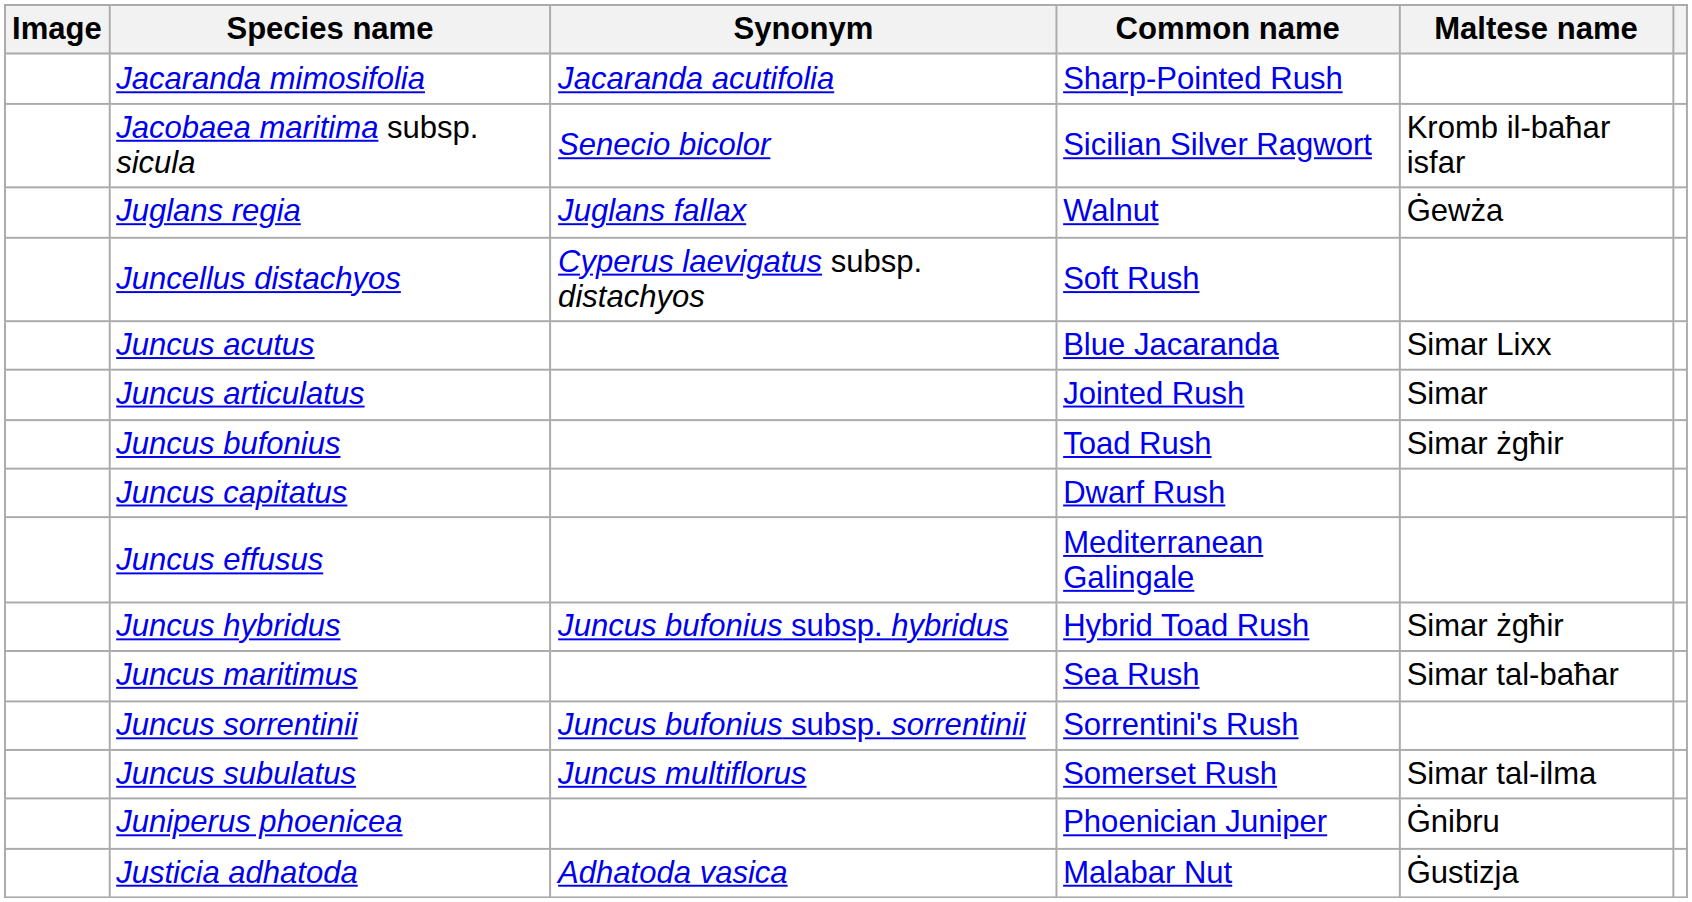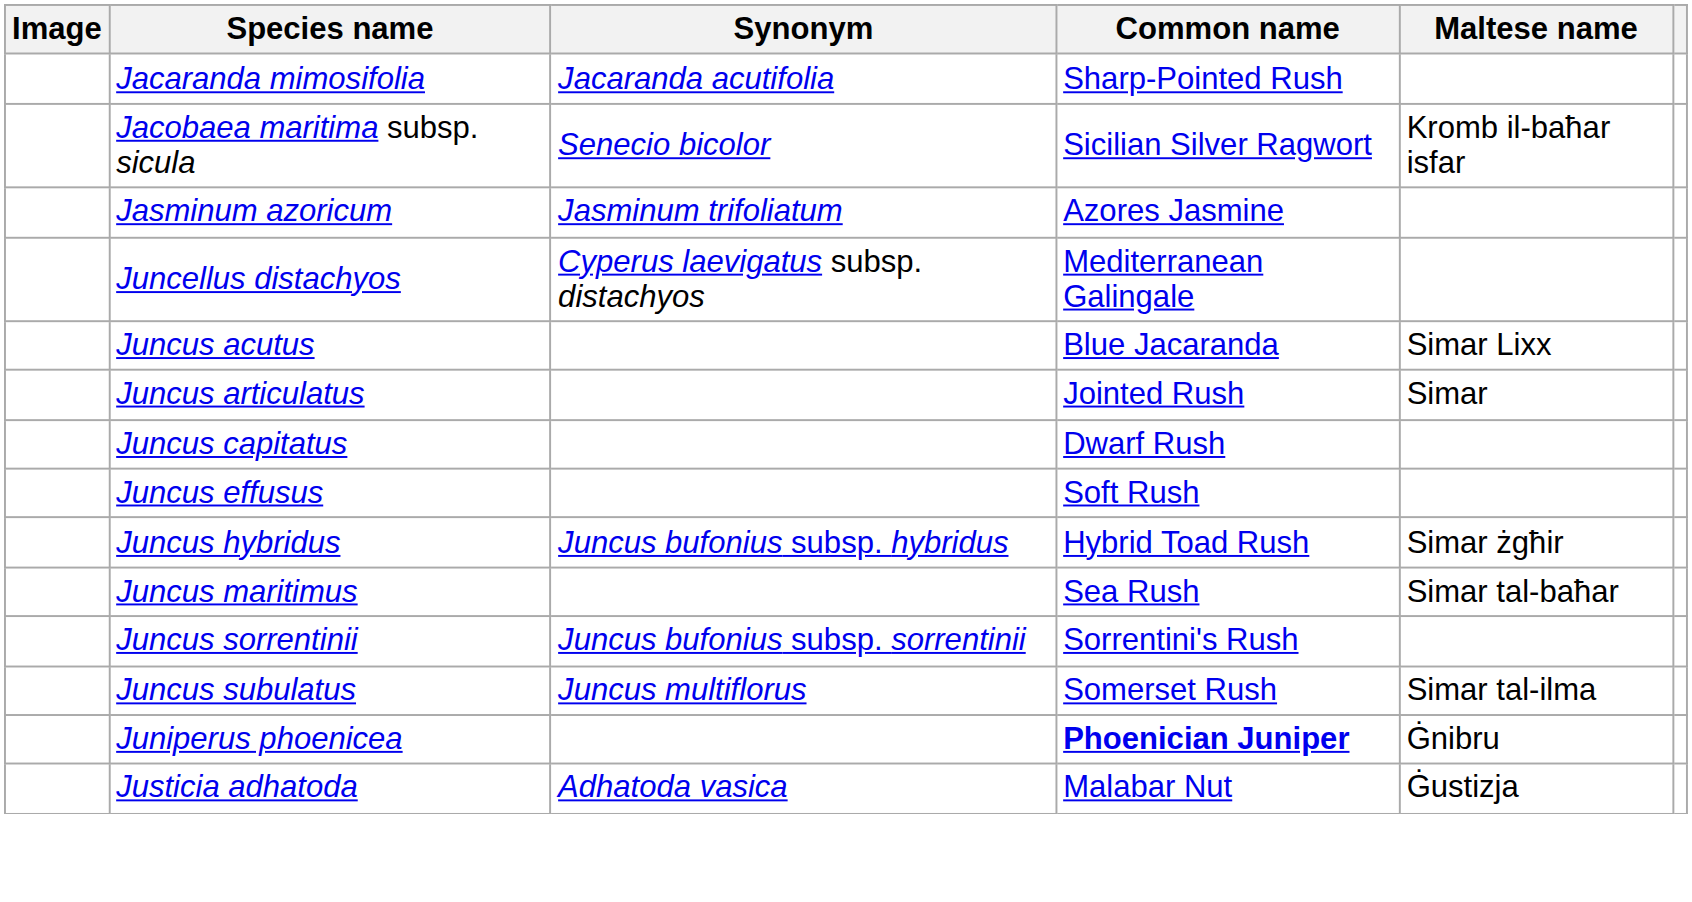+ row: (254, 211)
- row: (208, 211)
(1131, 278) Soft Rush -> (1163, 278) Mediterranean Galingale
- row: (228, 443)
(1163, 559) Mediterranean Galingale -> (1131, 492) Soft Rush
(1195, 823) normal -> (1206, 738) bold
